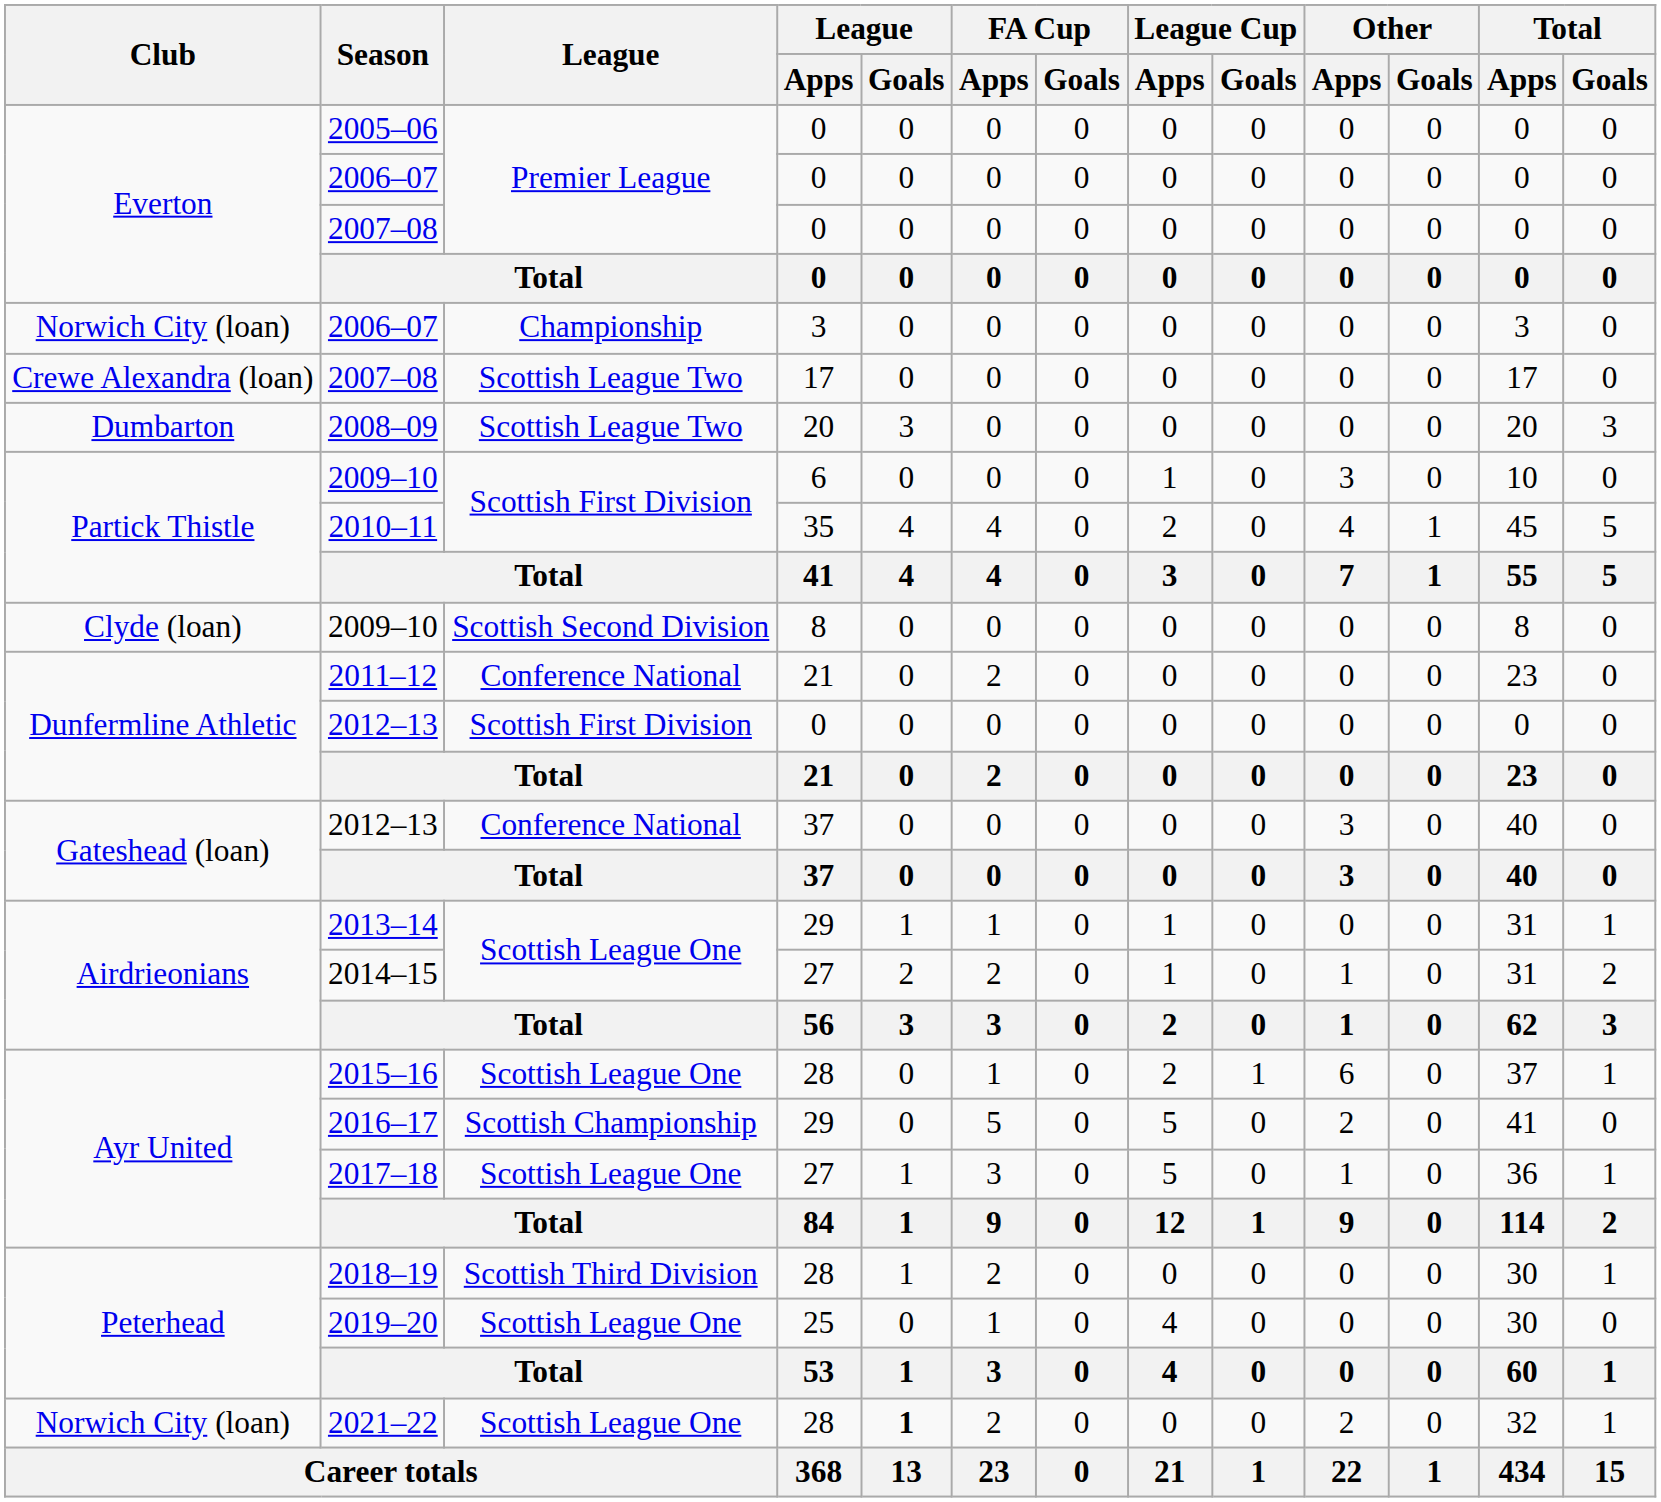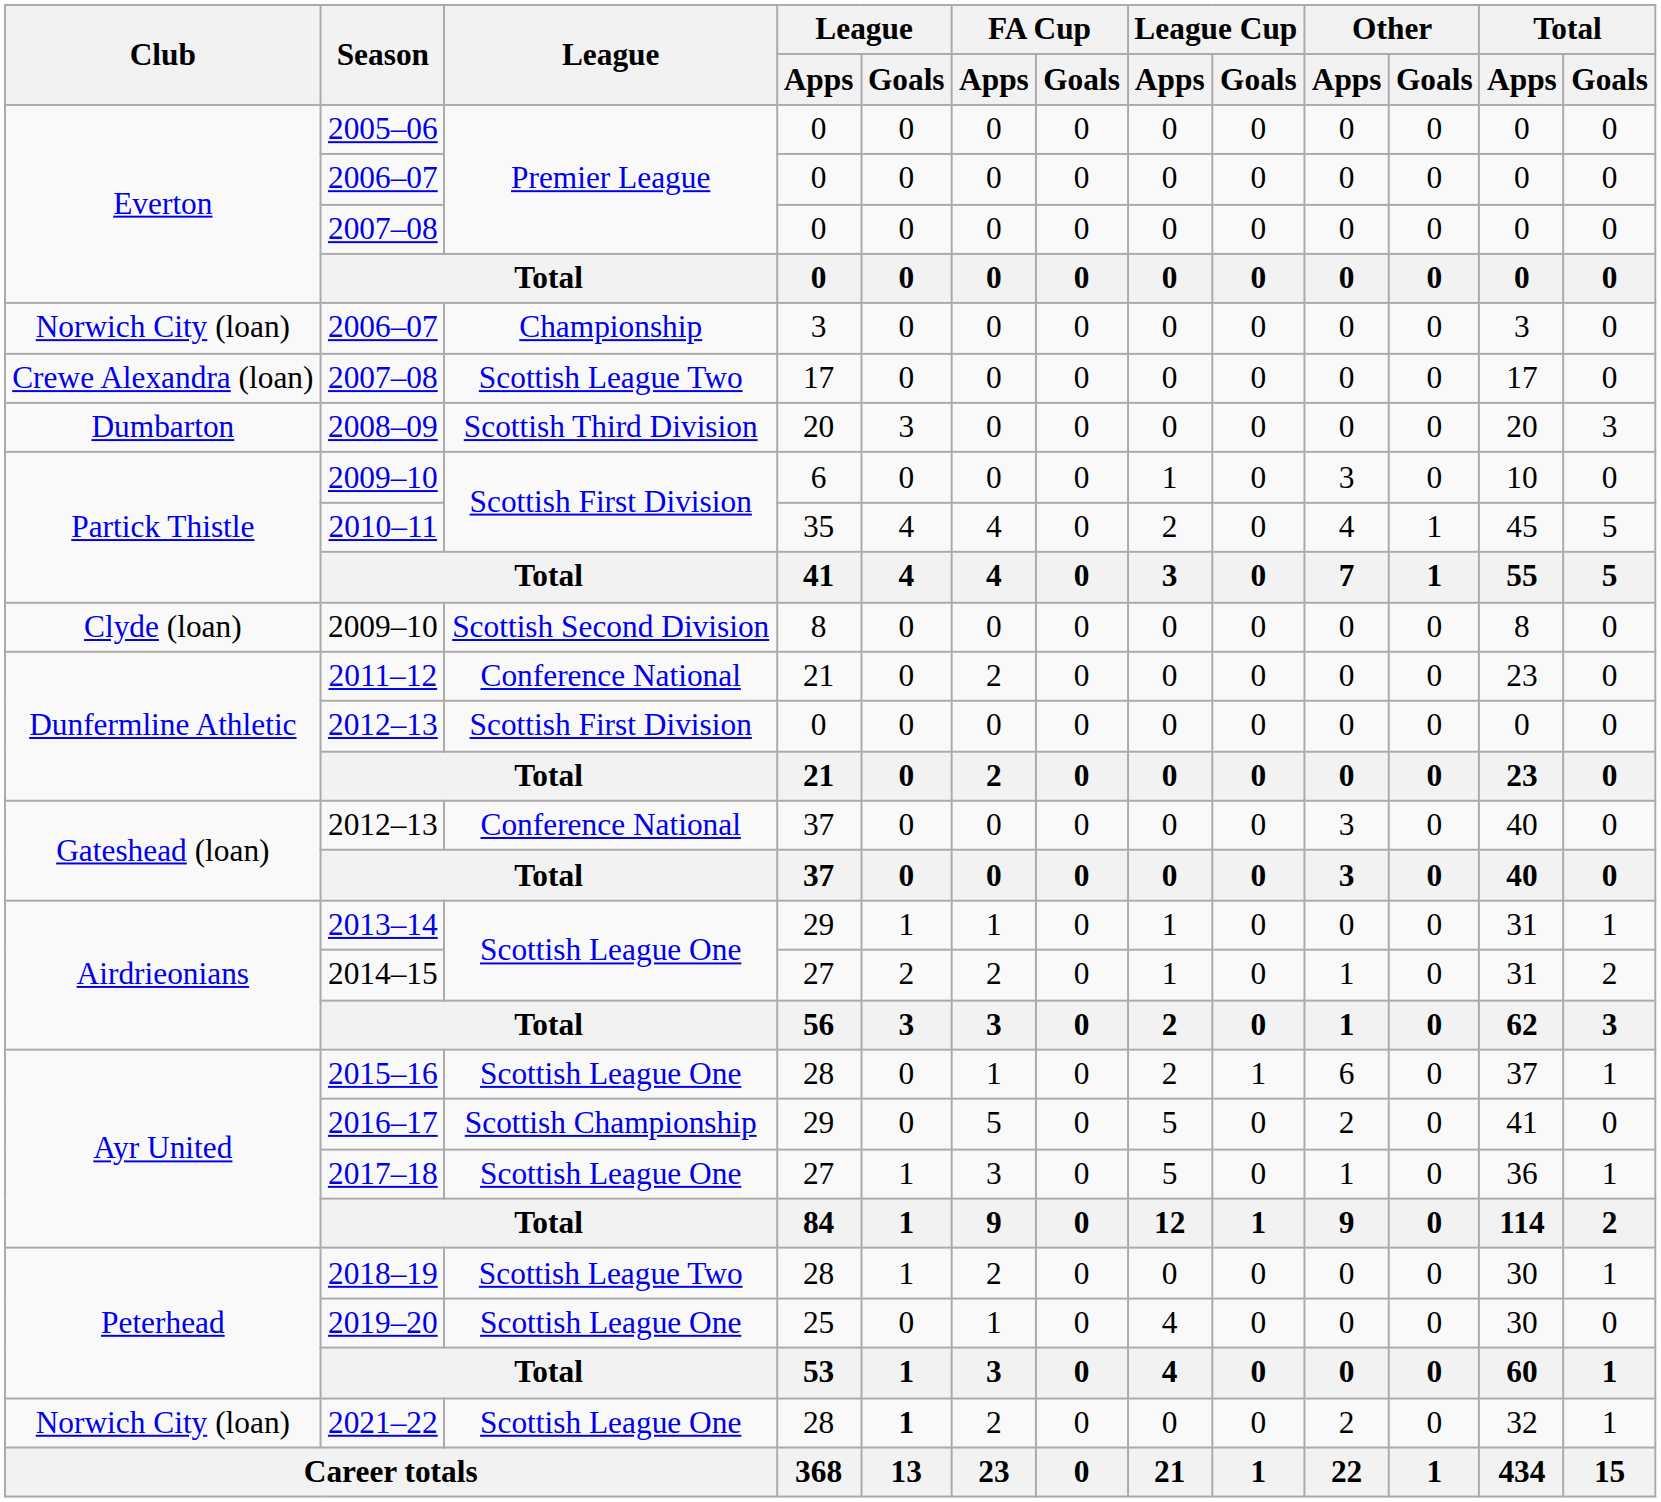(611, 427) Scottish League Two -> (611, 427) Scottish Third Division
(611, 1272) Scottish Third Division -> (611, 1272) Scottish League Two
